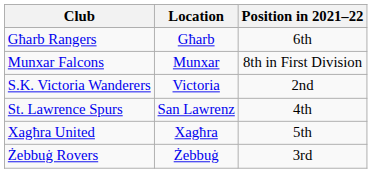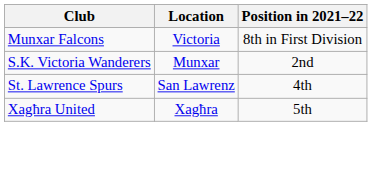- row: (52, 39)
(196, 62) Munxar -> (196, 39) Victoria
(196, 86) Victoria -> (196, 62) Munxar
- row: (53, 156)
